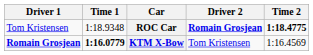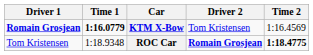rows swapped: (156, 27) <-> (156, 43)
